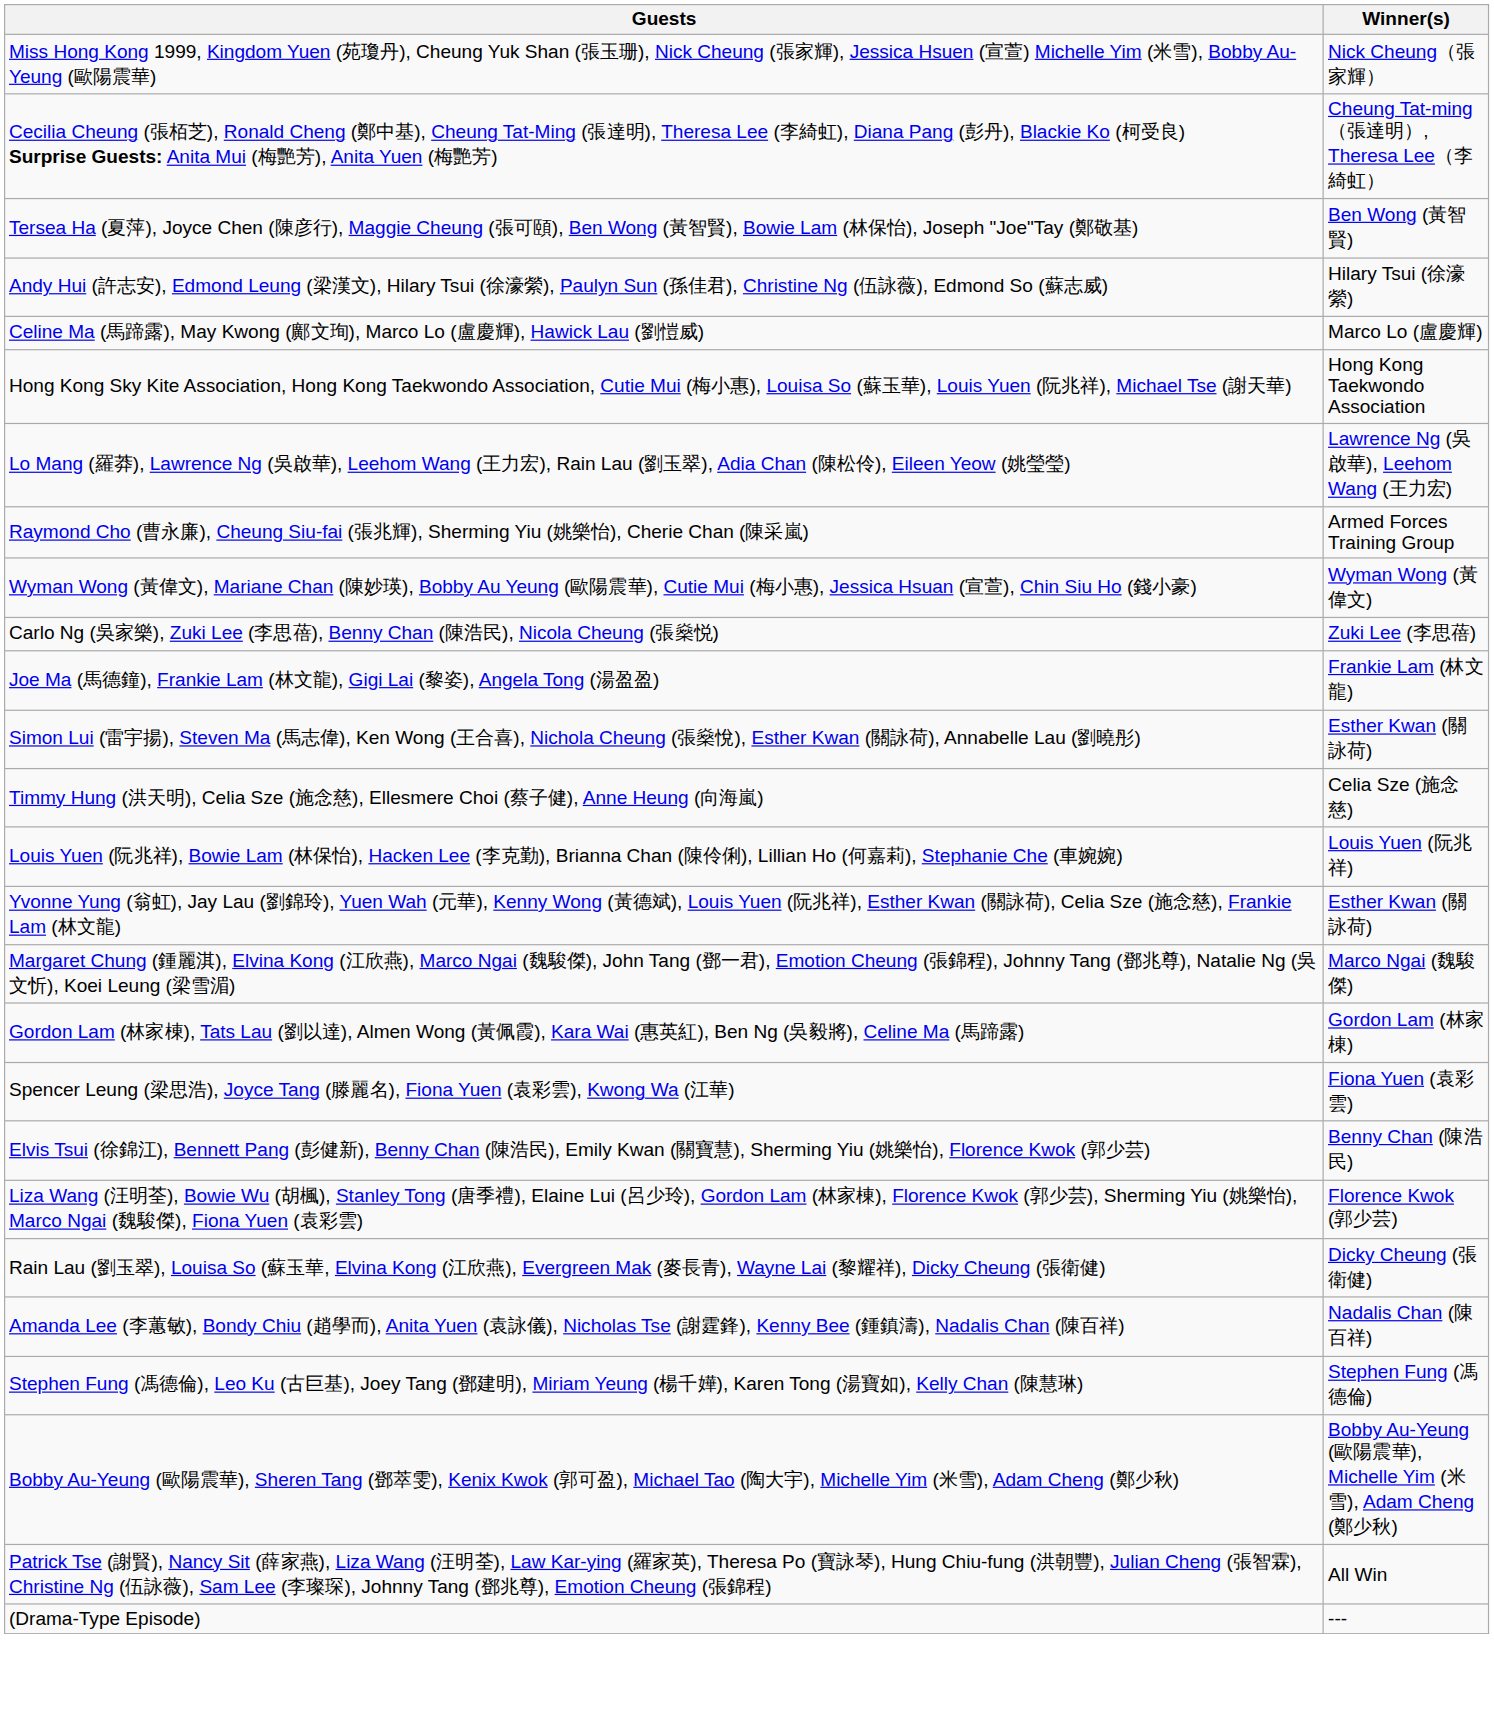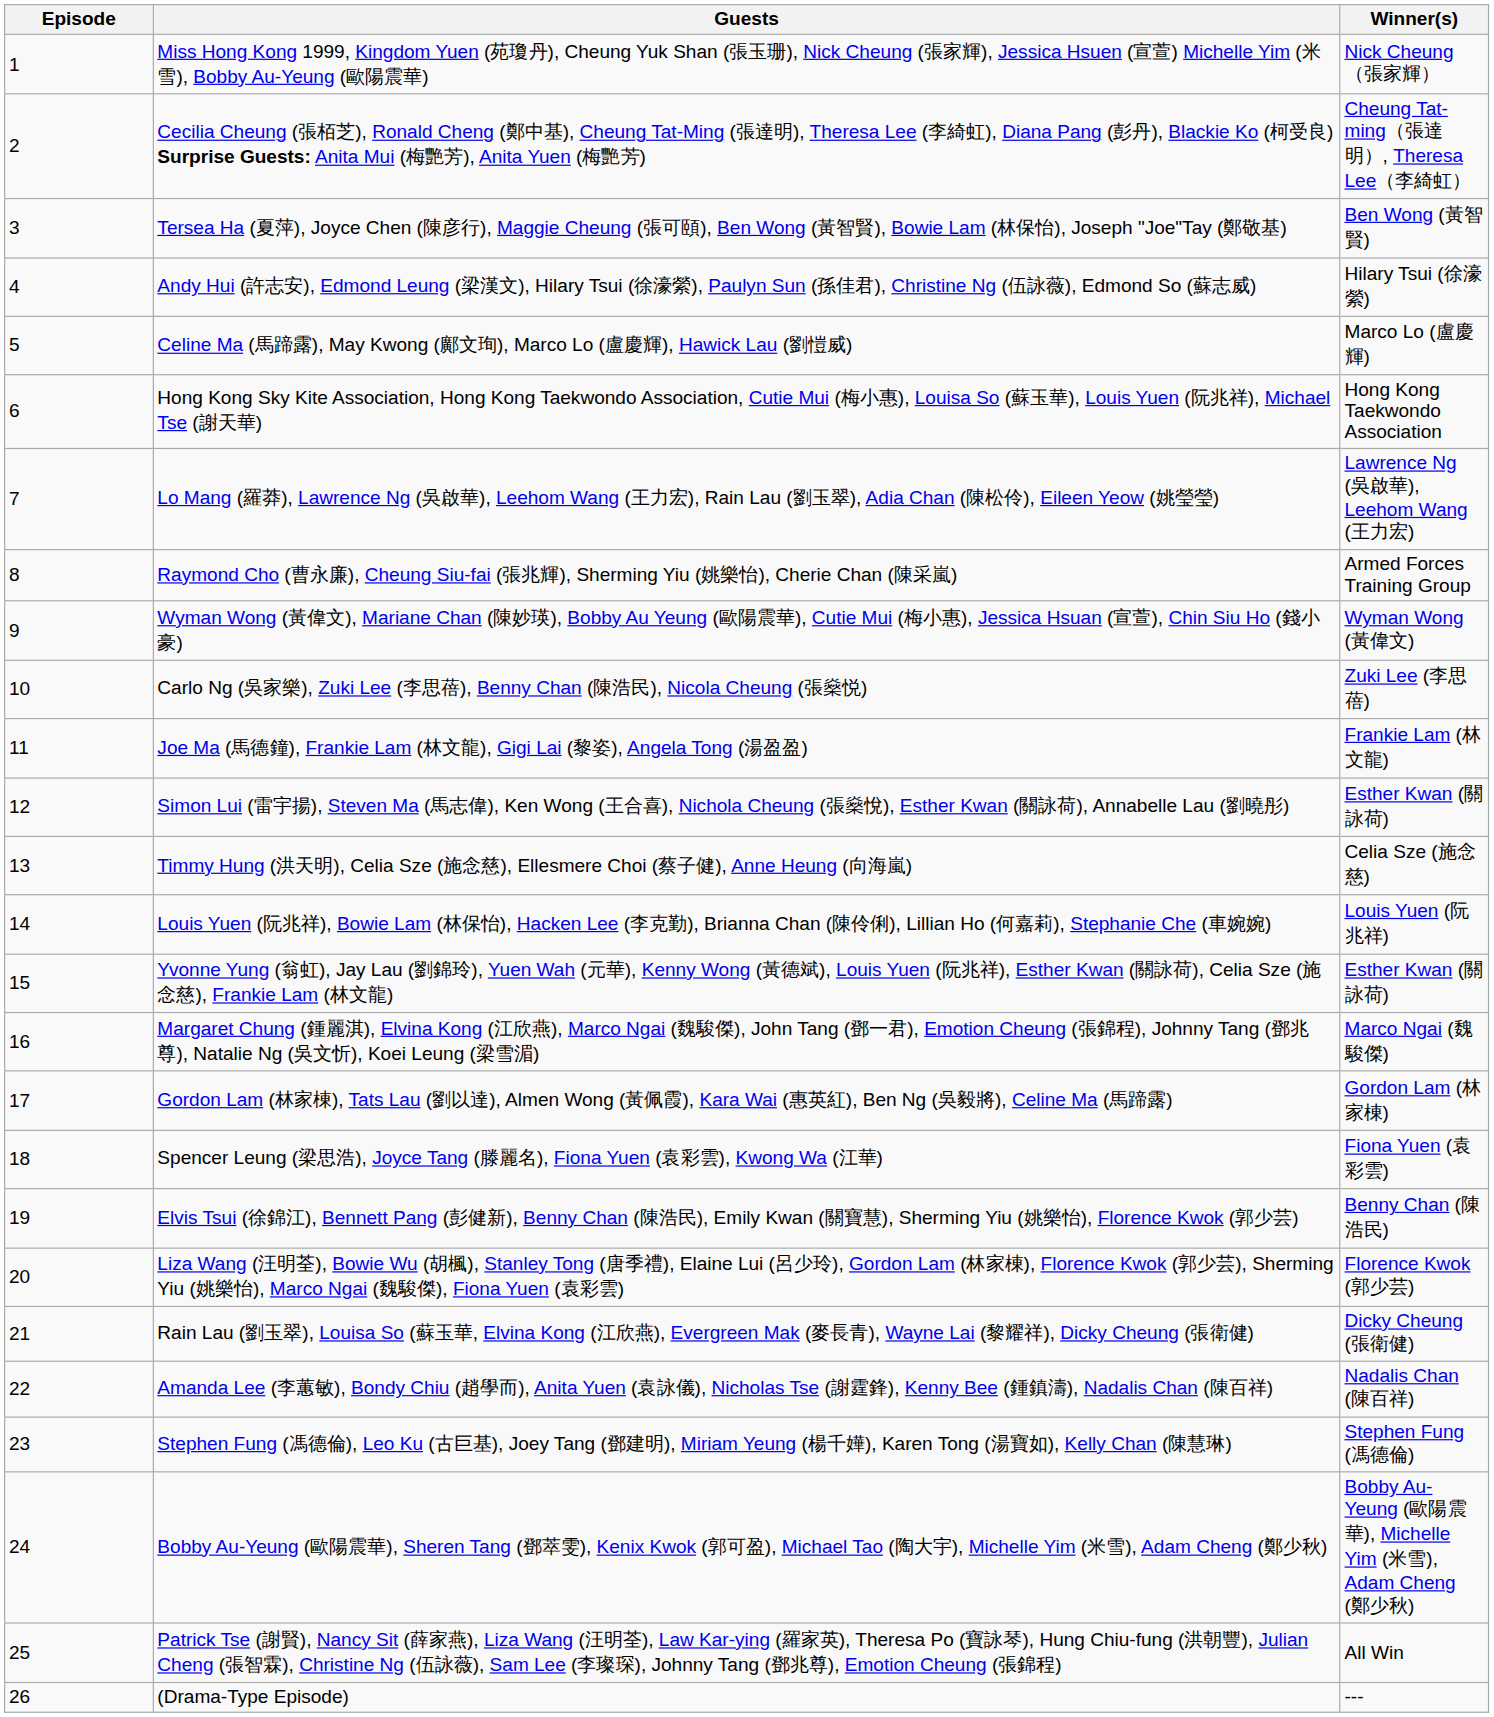+ column: (79, 19)
